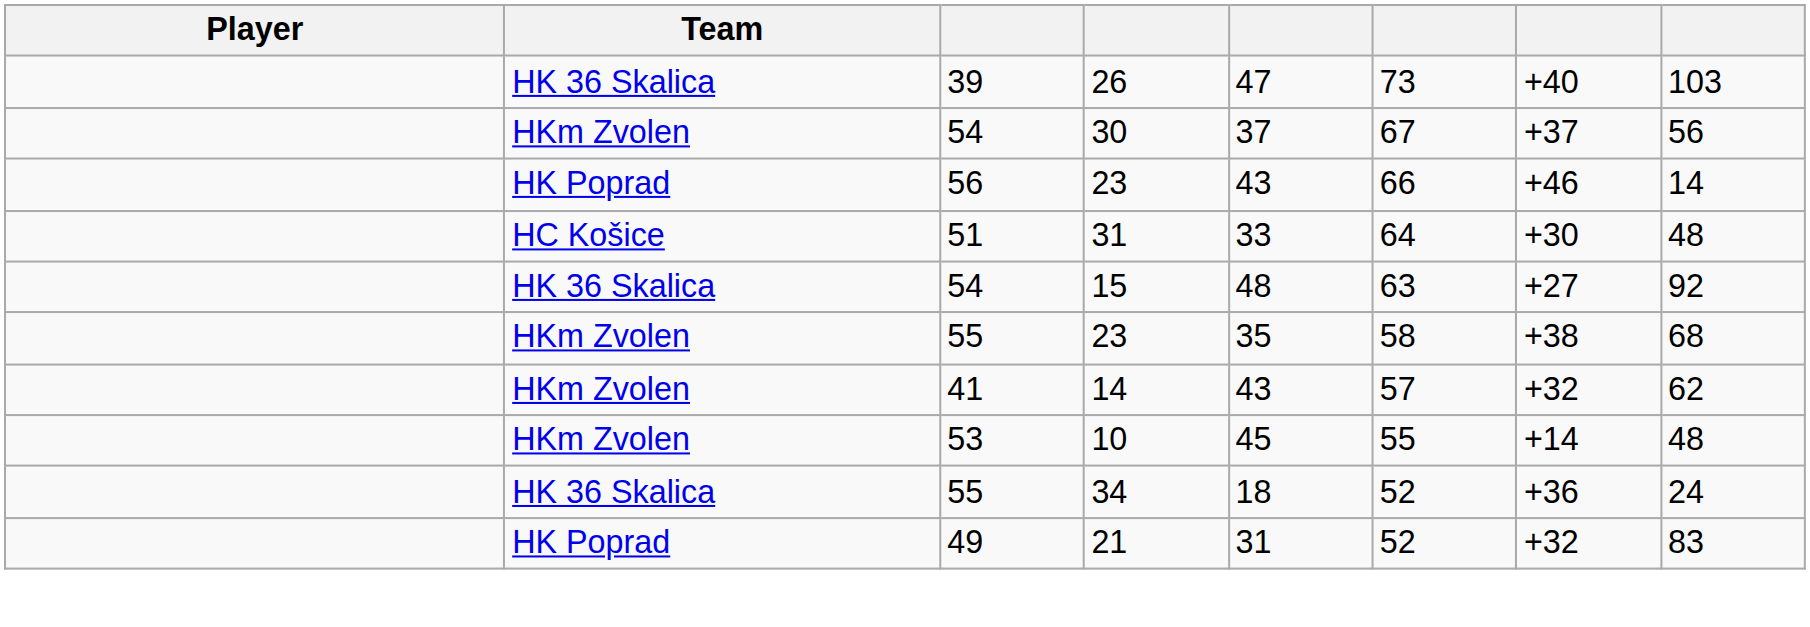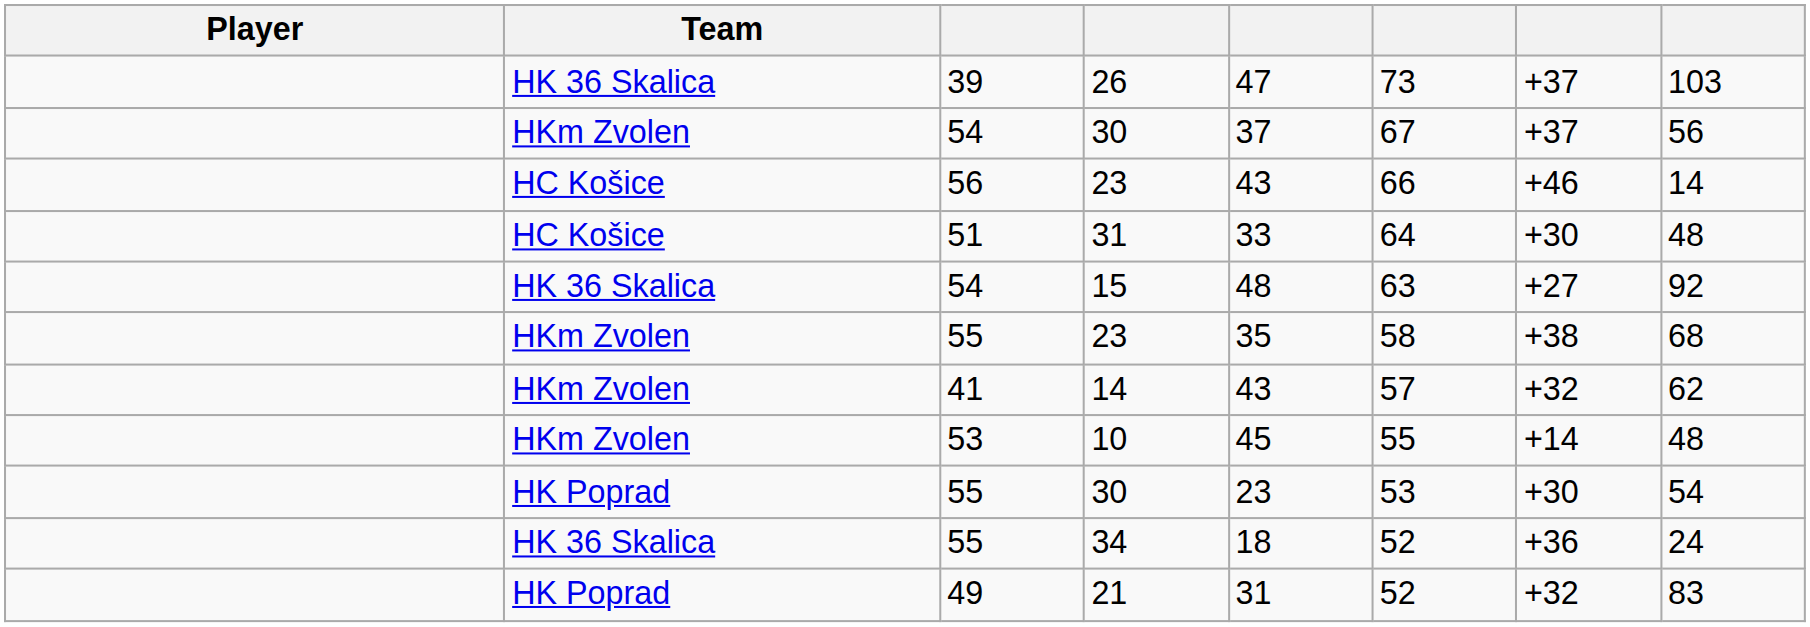(1551, 81) +40 -> (1551, 81) +37
(591, 183) HK Poprad -> (588, 183) HC Košice
+ row: (965, 491)
